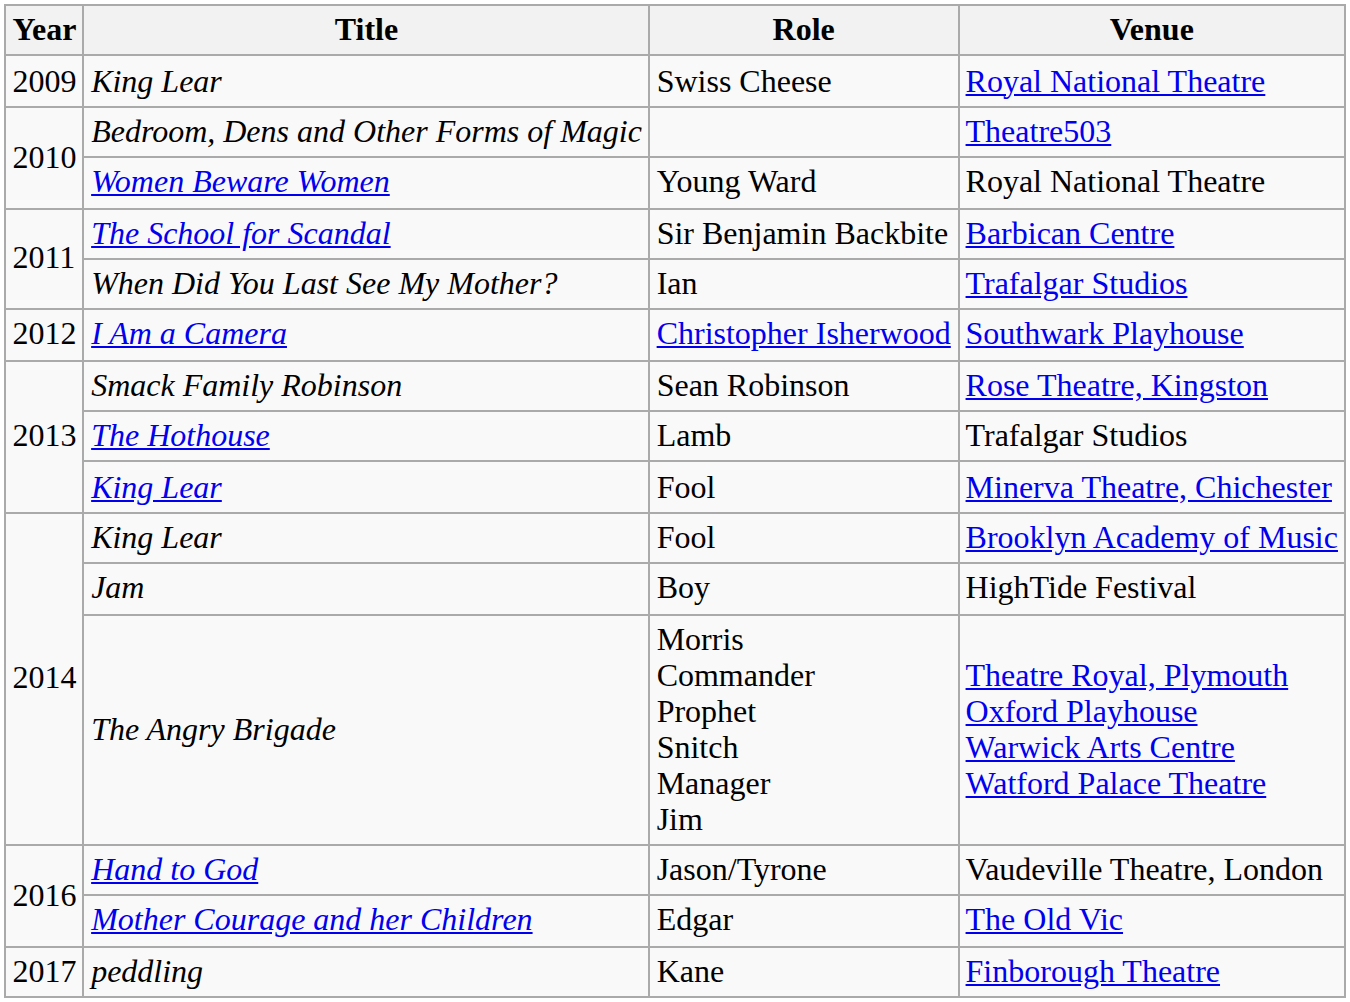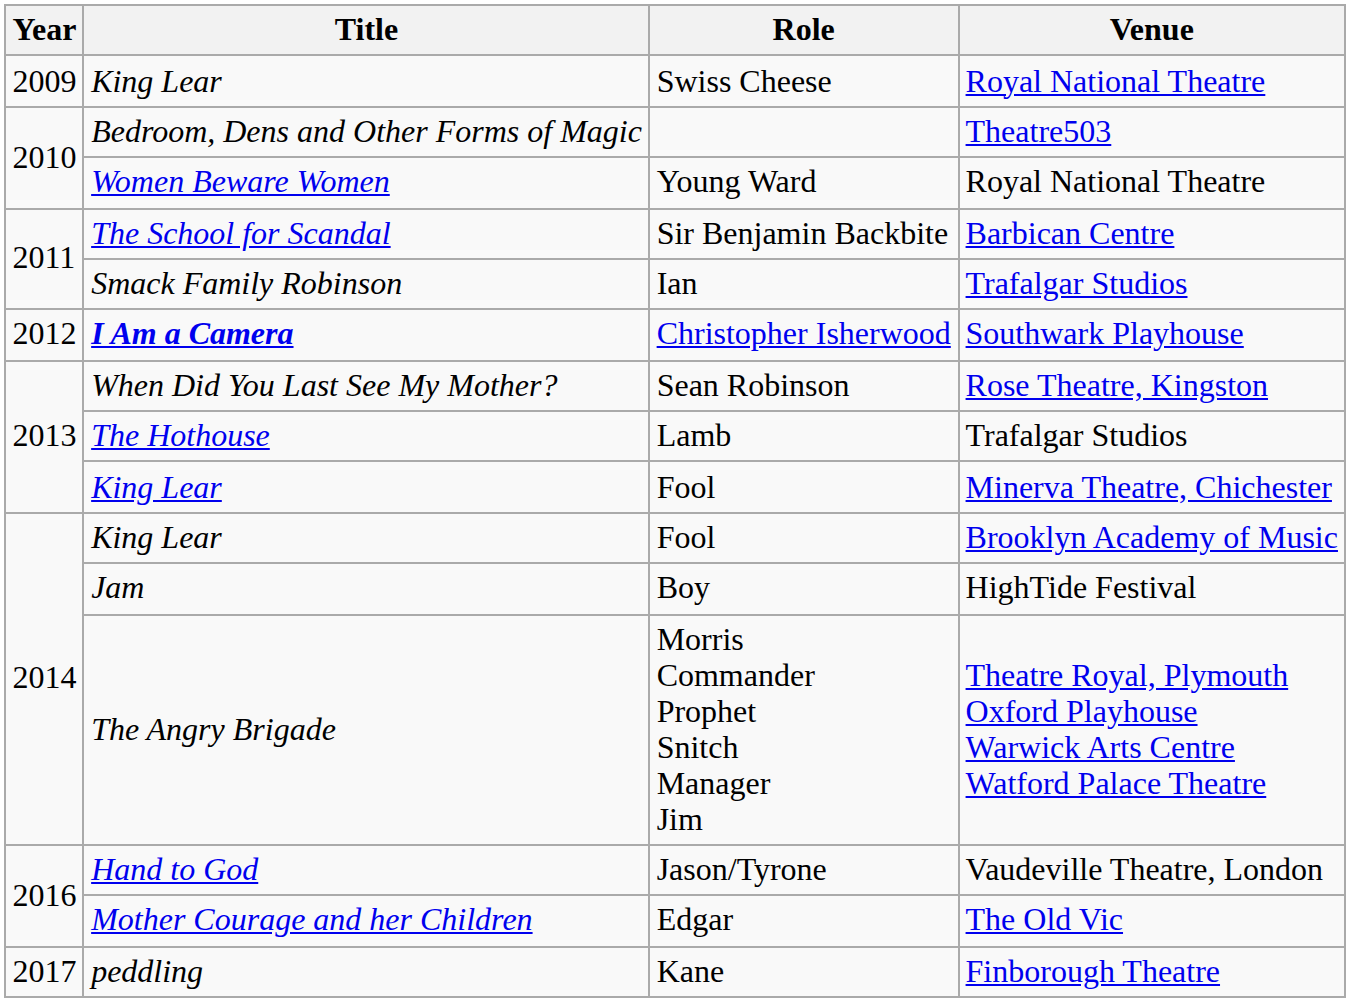(324, 283) When Did You Last See My Mother? -> (247, 283) Smack Family Robinson
(189, 334) normal -> (192, 334) bold
(247, 385) Smack Family Robinson -> (324, 385) When Did You Last See My Mother?
